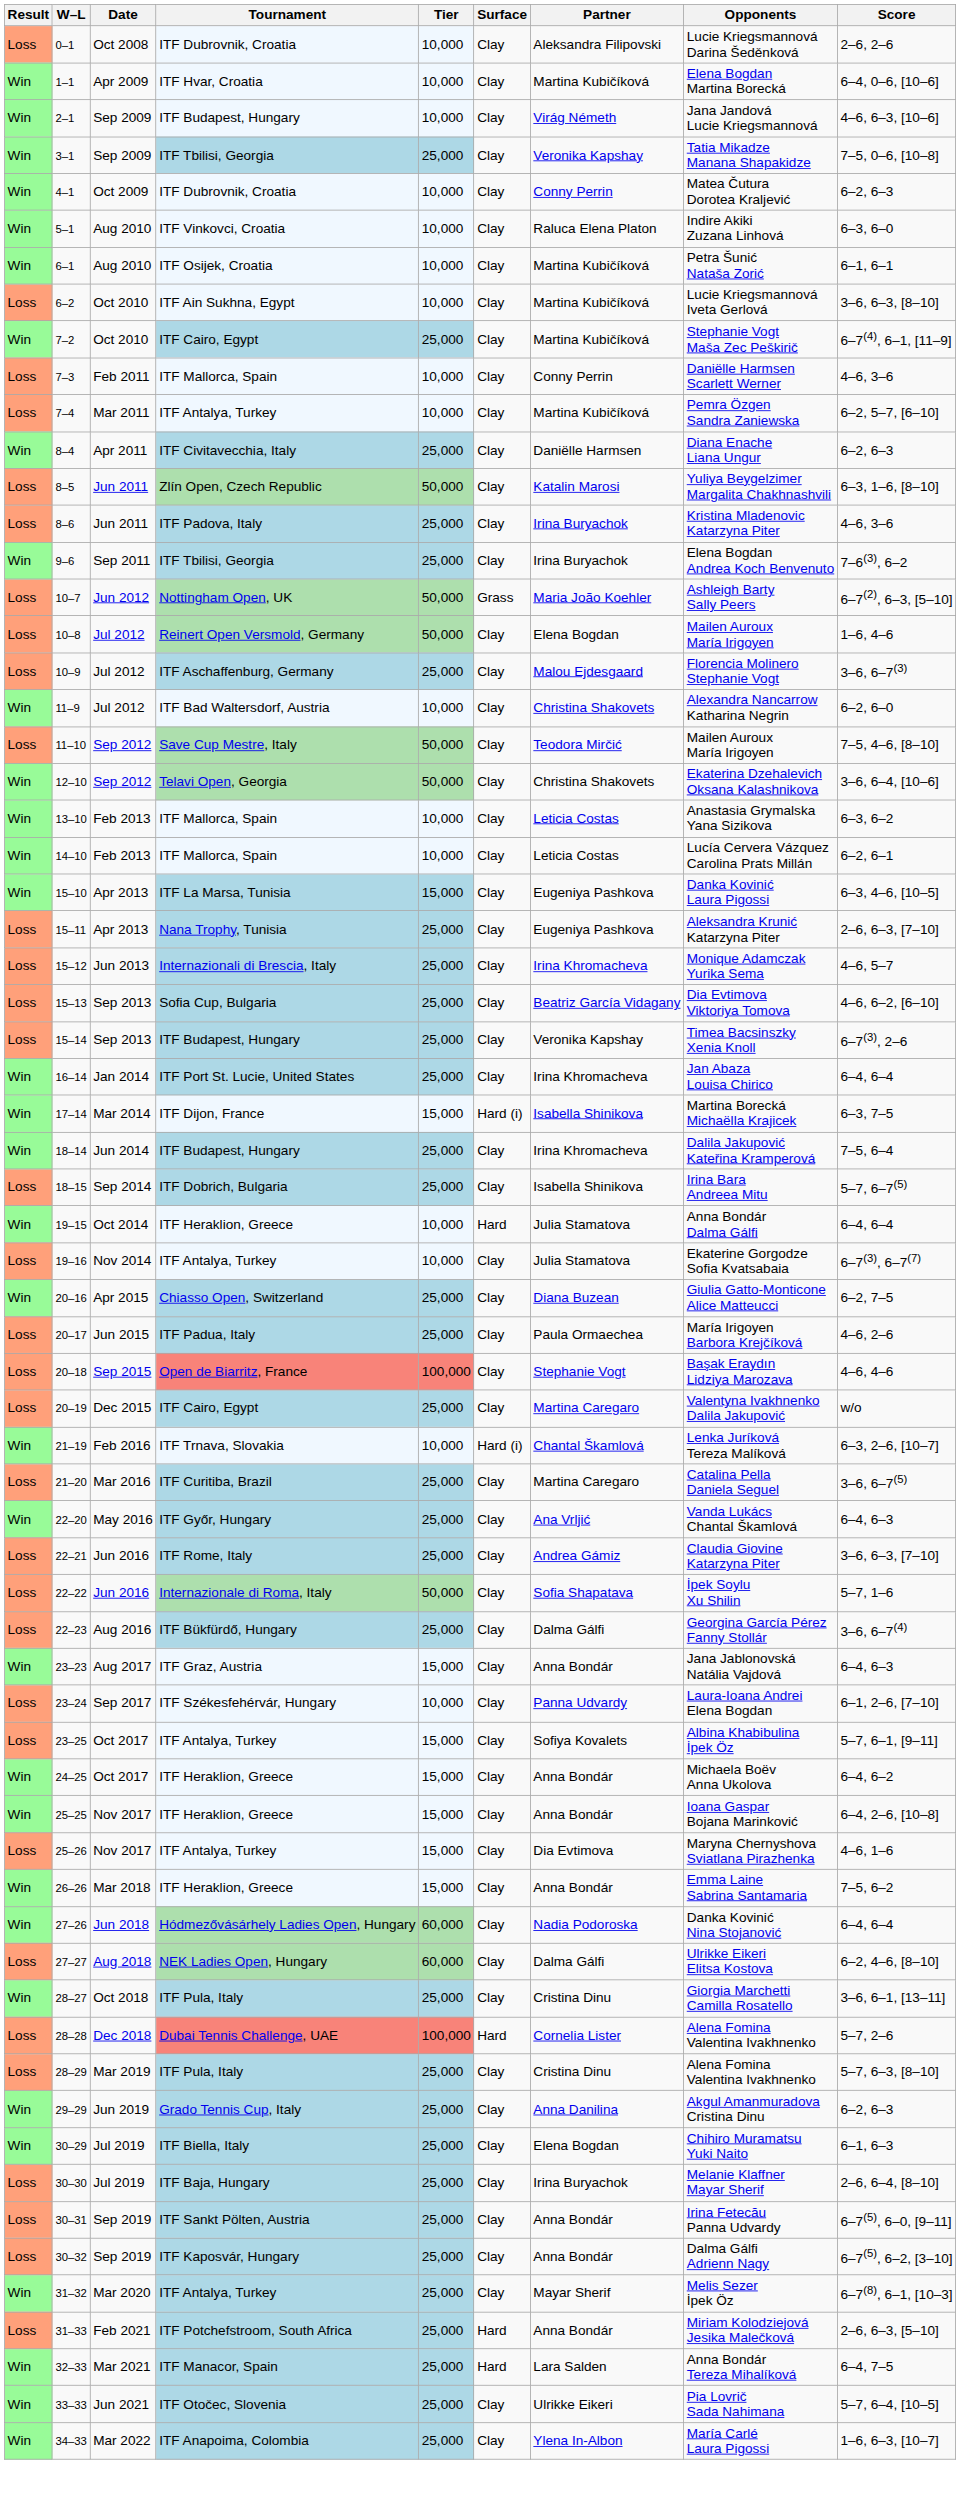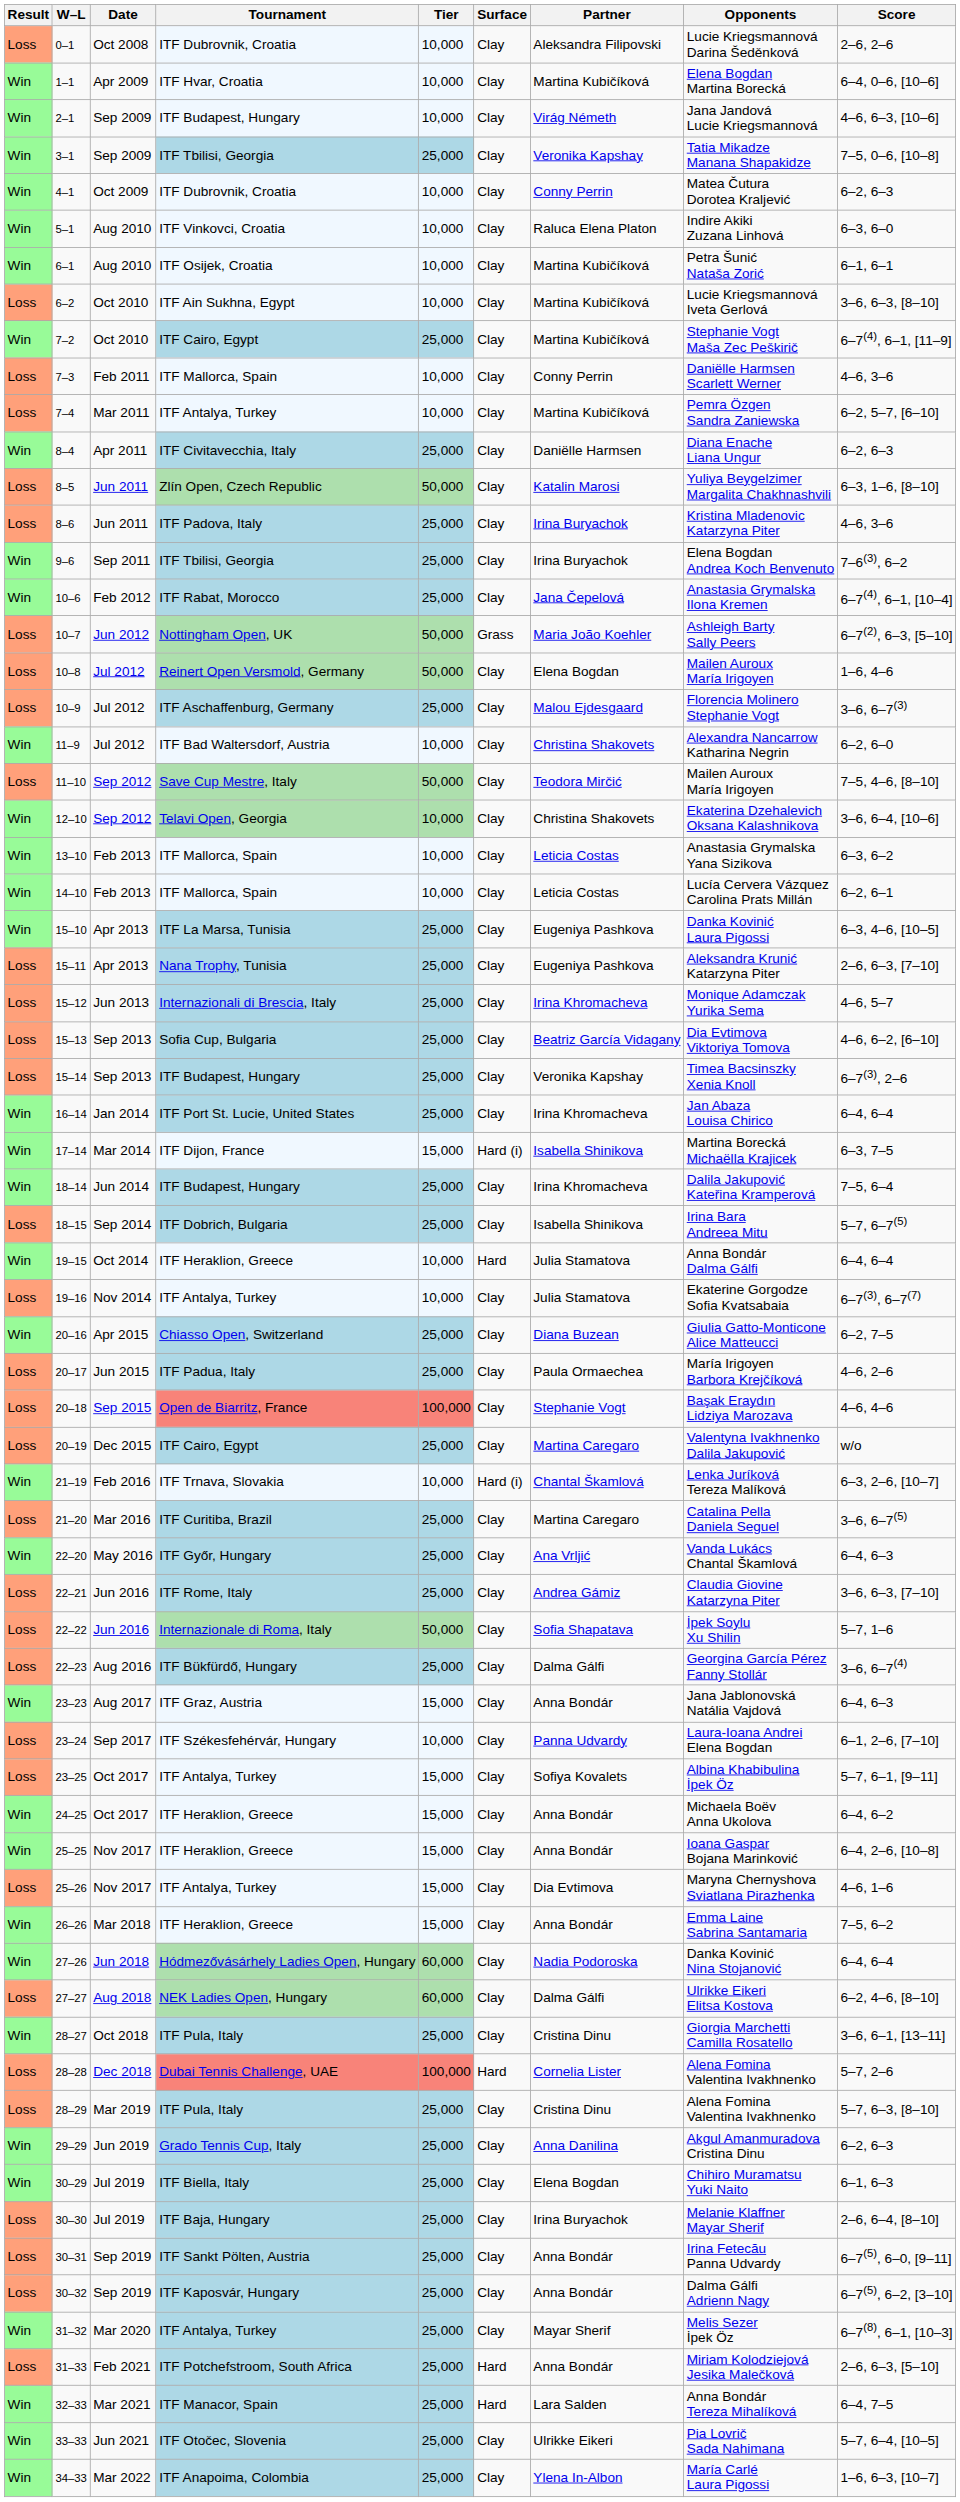+ row: (68, 598)
(443, 781) 50,000 -> (443, 818) 10,000
(443, 892) 15,000 -> (443, 929) 25,000
